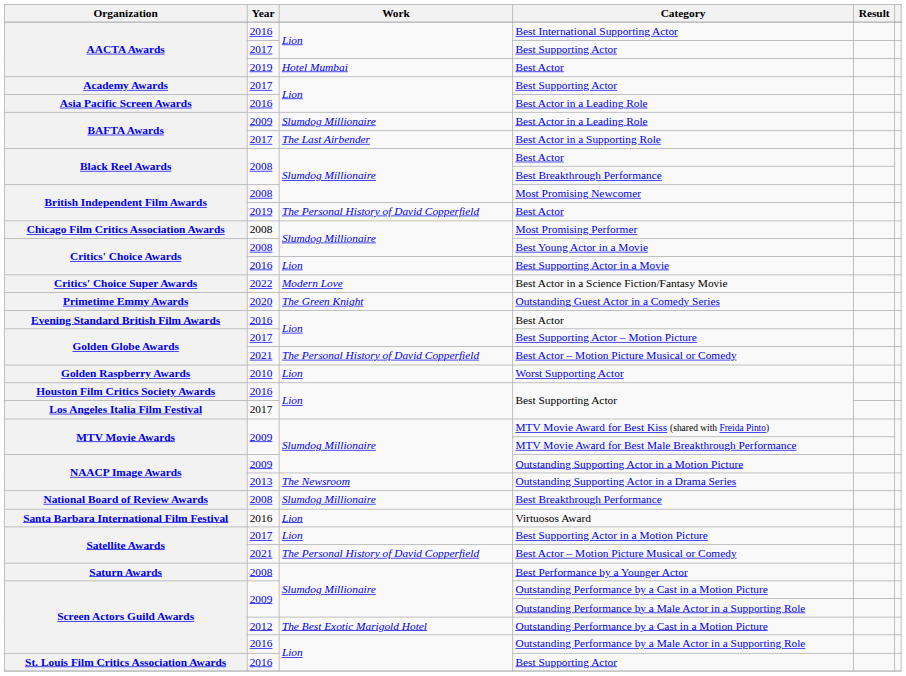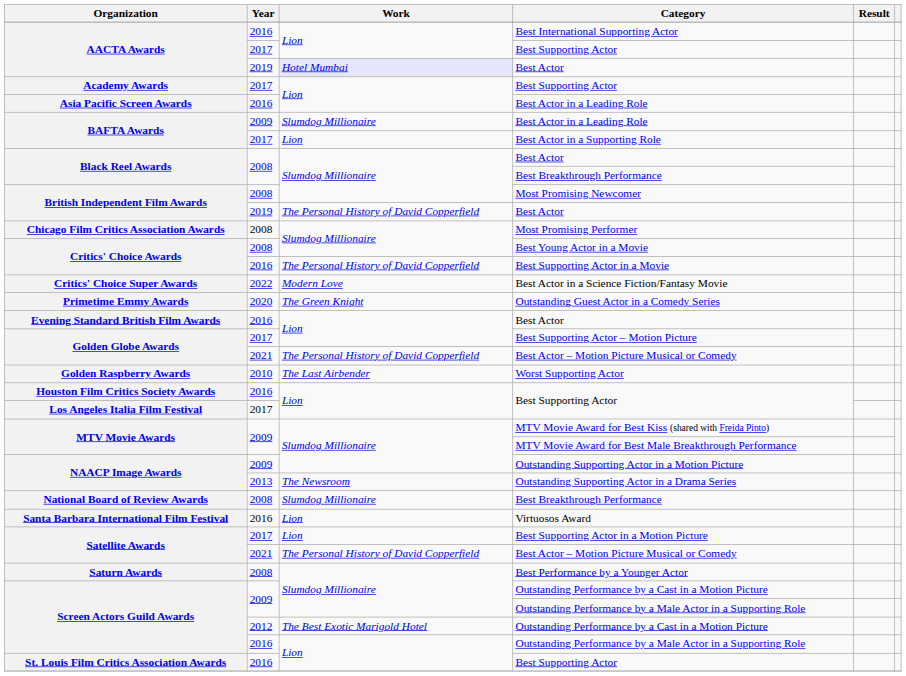(315, 67) no background -> (315, 67) lavender background
(326, 139) The Last Airbender -> (292, 139) Lion
(292, 265) Lion -> (380, 265) The Personal History of David Copperfield
(292, 373) Lion -> (326, 373) The Last Airbender
